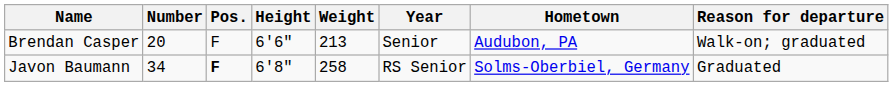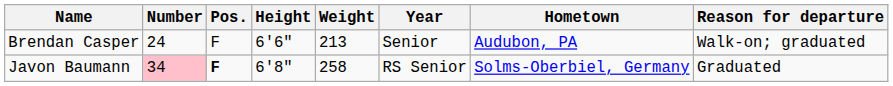(156, 43) 20 -> (156, 43) 24
(156, 68) no background -> (156, 68) pink background
